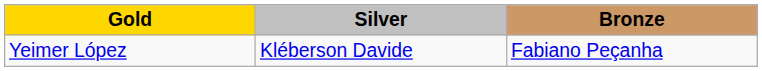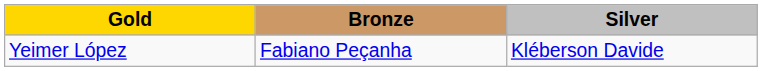columns swapped: (381, 19) <-> (632, 19)
